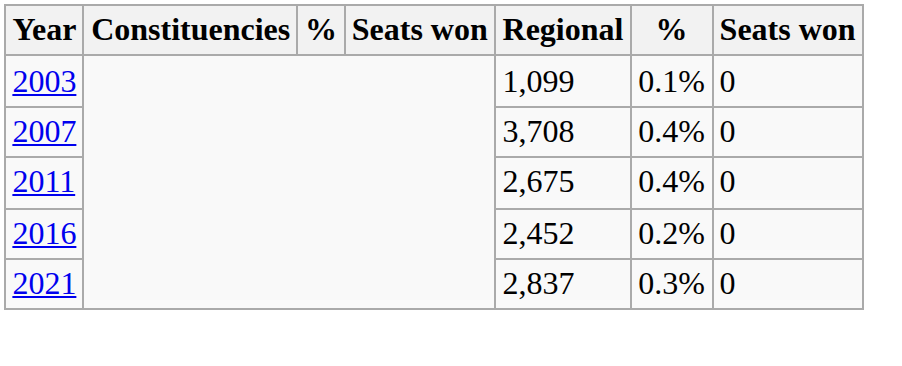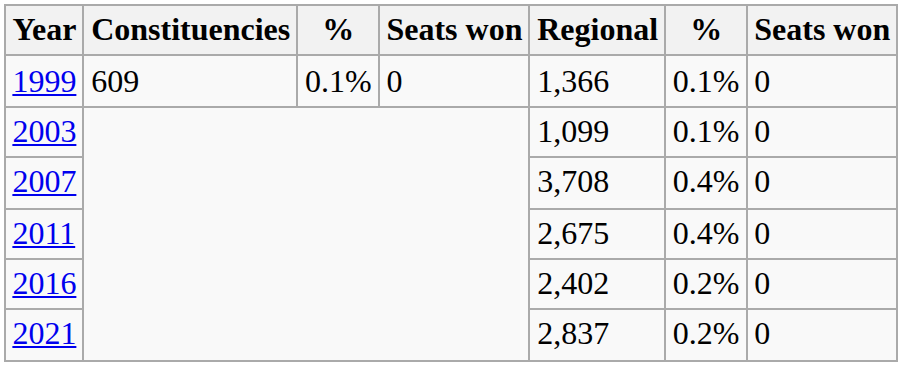+ row: (44, 80)
(539, 232) 2,452 -> (573, 283) 2,402
(672, 283) 0.3% -> (706, 334) 0.2%
